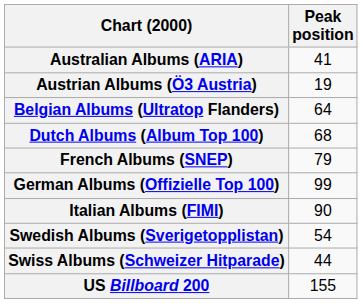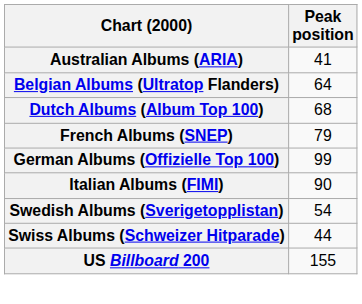- row: (146, 85)
